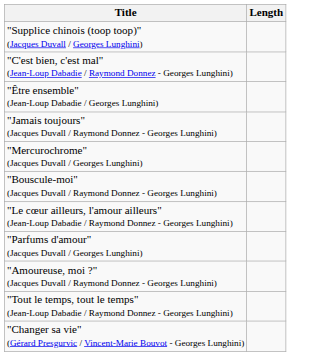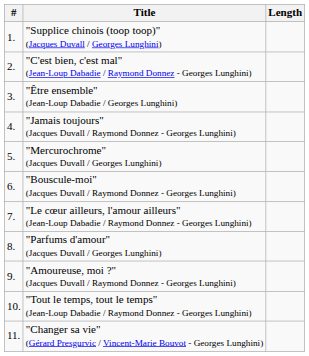+ column: (14, 13)
